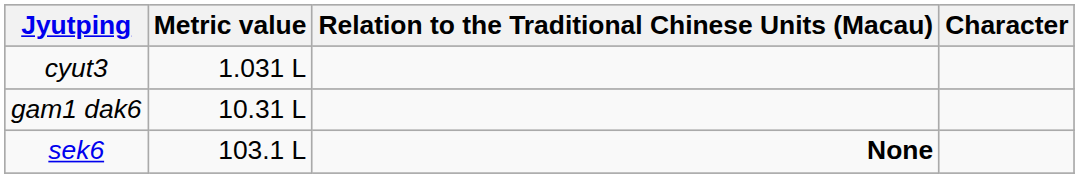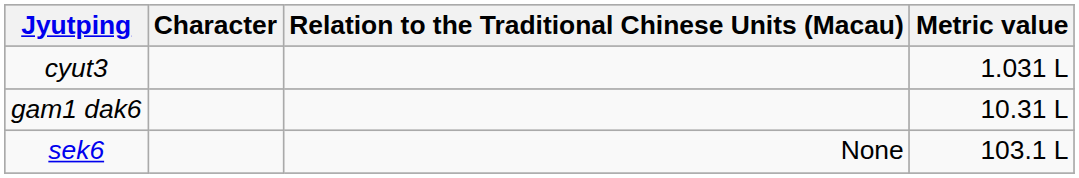columns swapped: (1007, 25) <-> (230, 25)
(900, 151) bold -> (872, 151) normal
